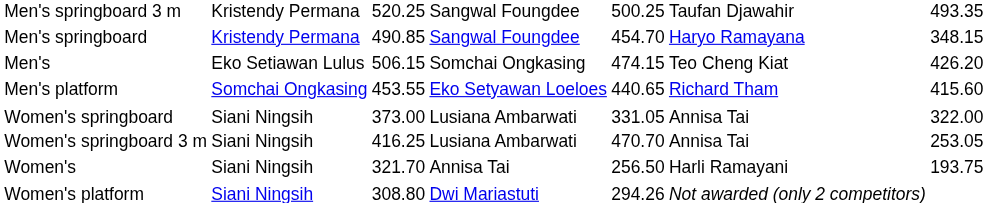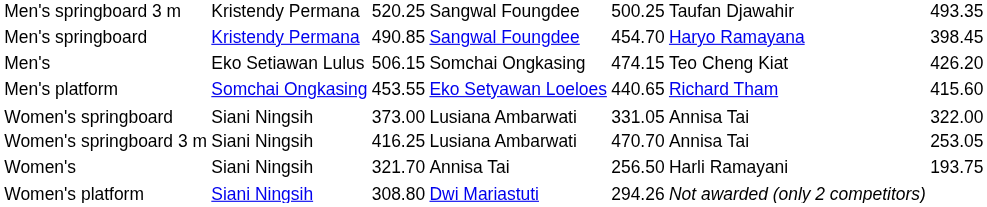(957, 37) 348.15 -> (957, 37) 398.45
